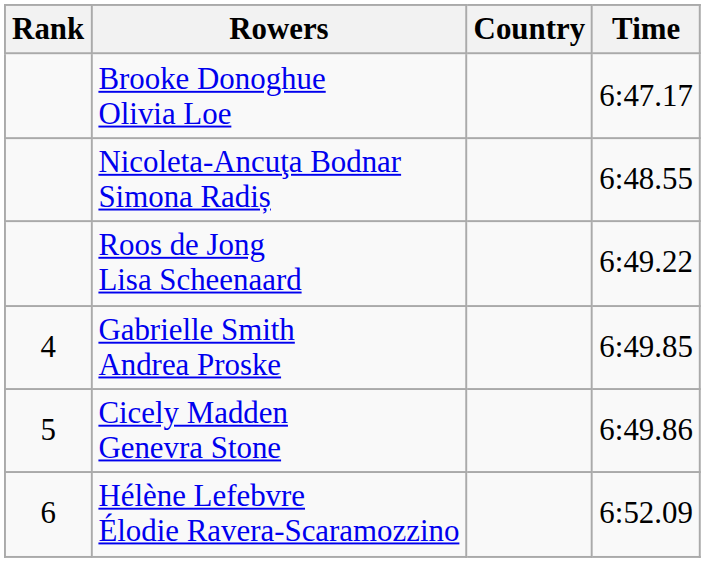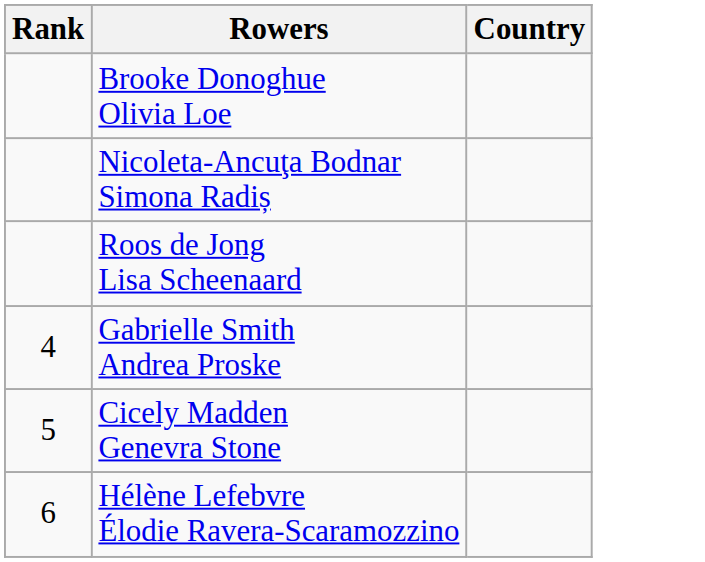- column: (646, 28)
